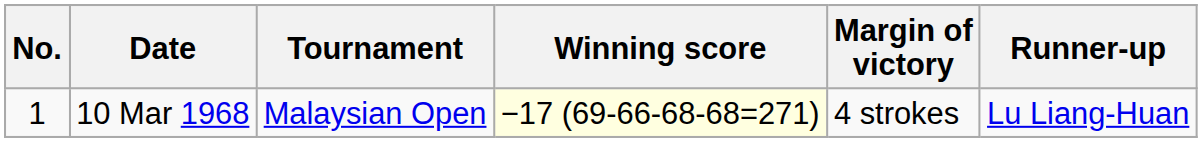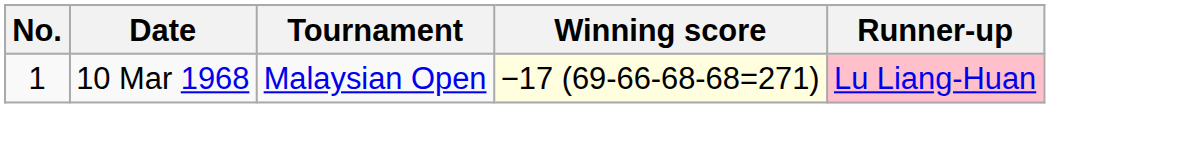- column: (903, 47)
(1088, 113) no background -> (935, 78) pink background
